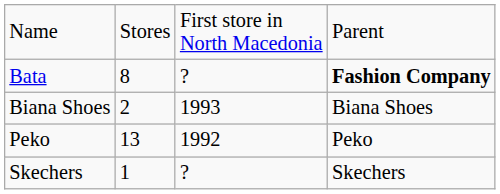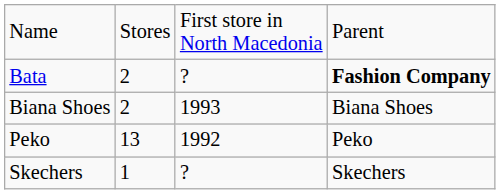(125, 75) 8 -> (125, 75) 2
